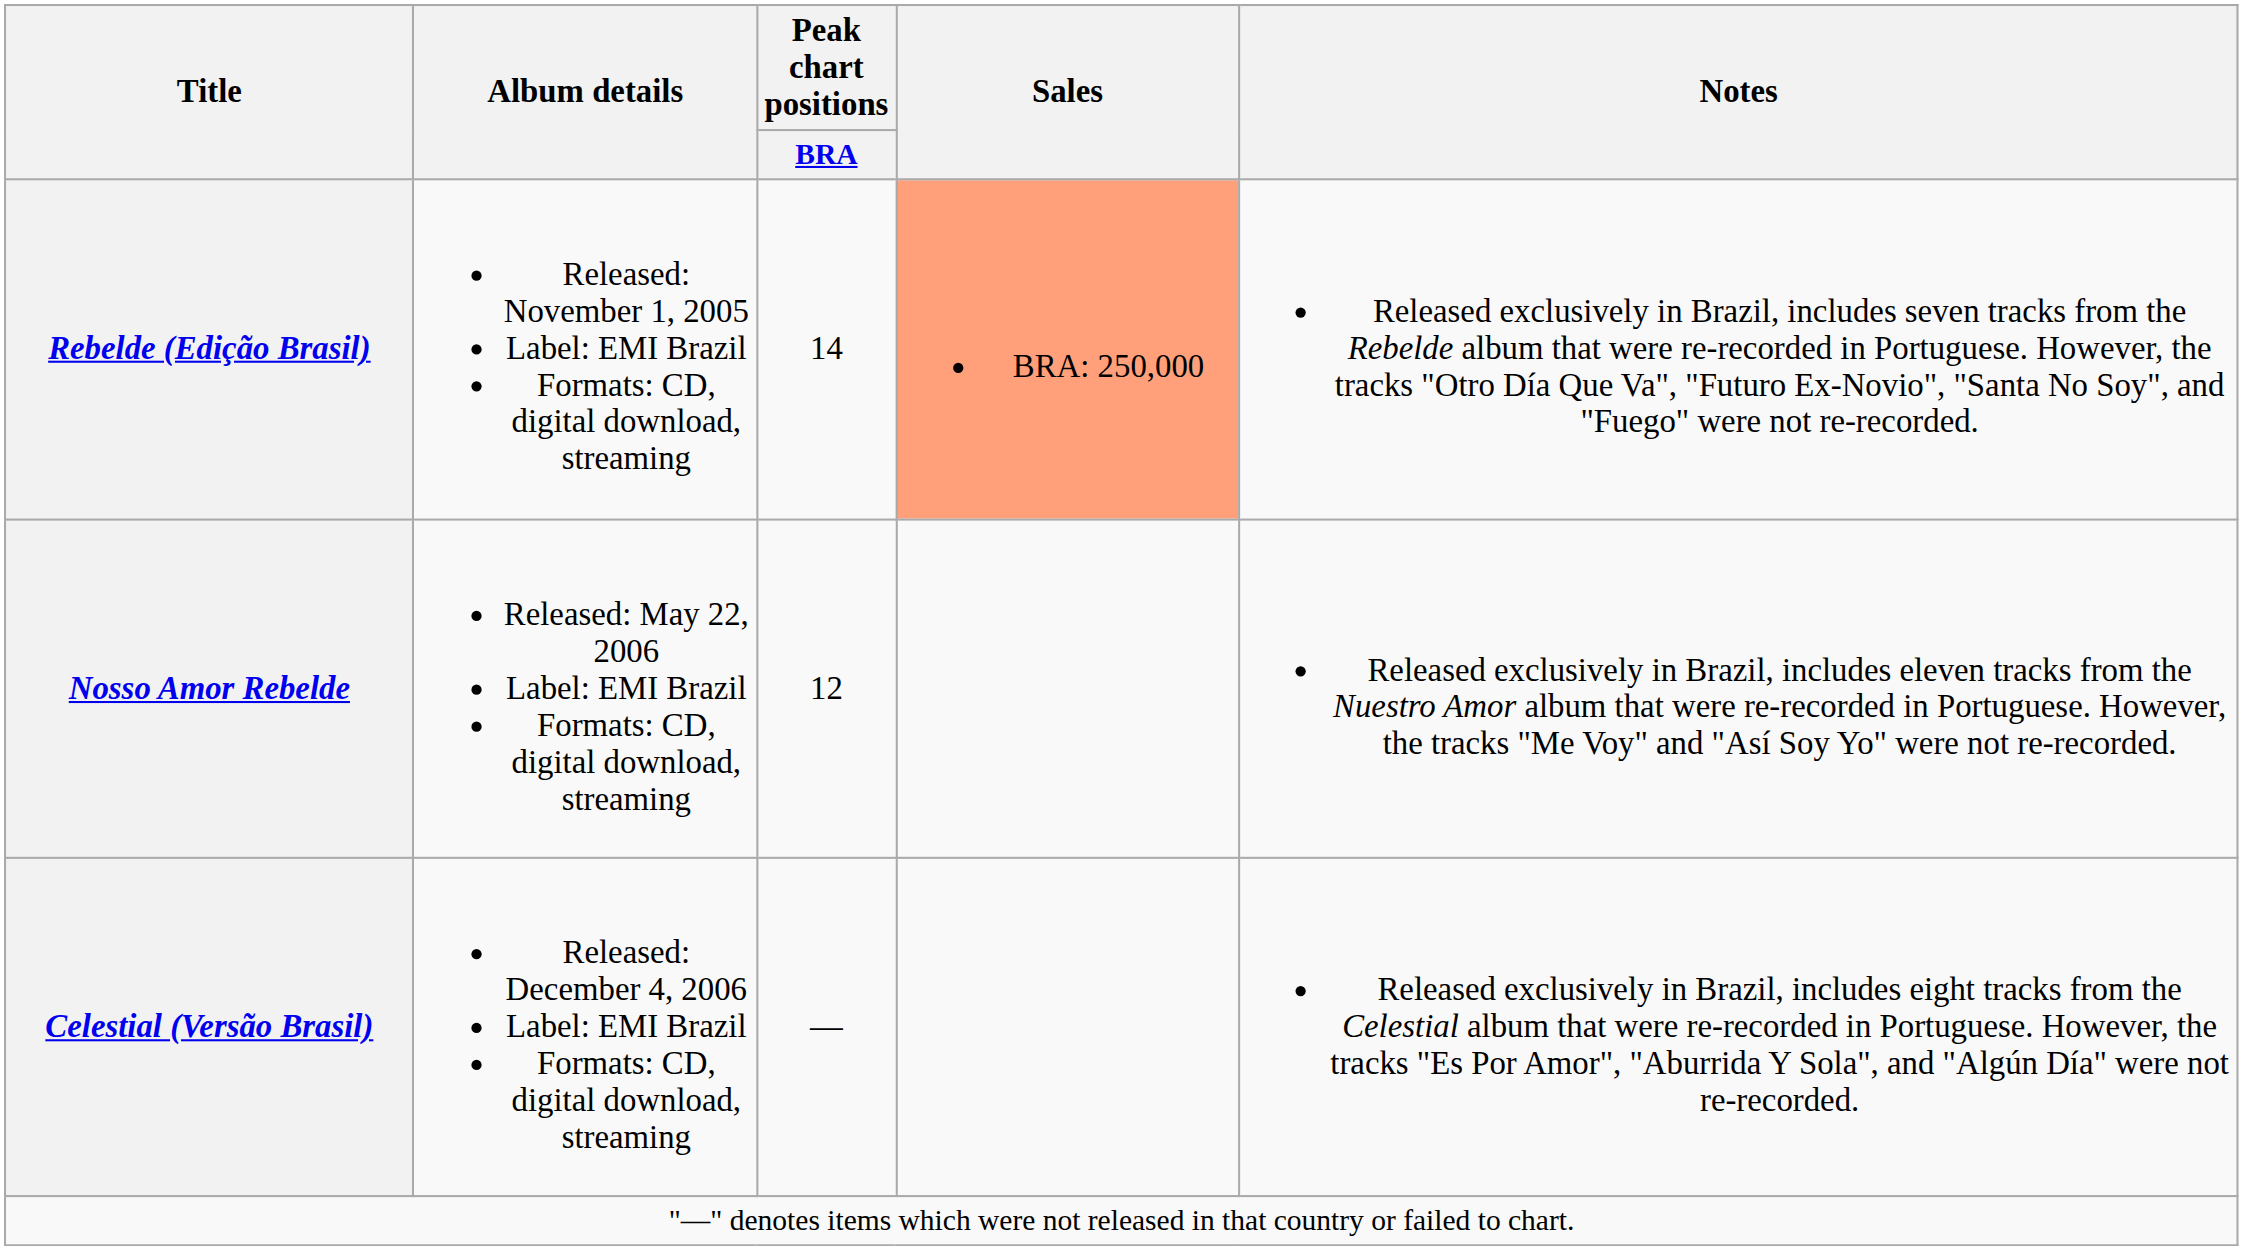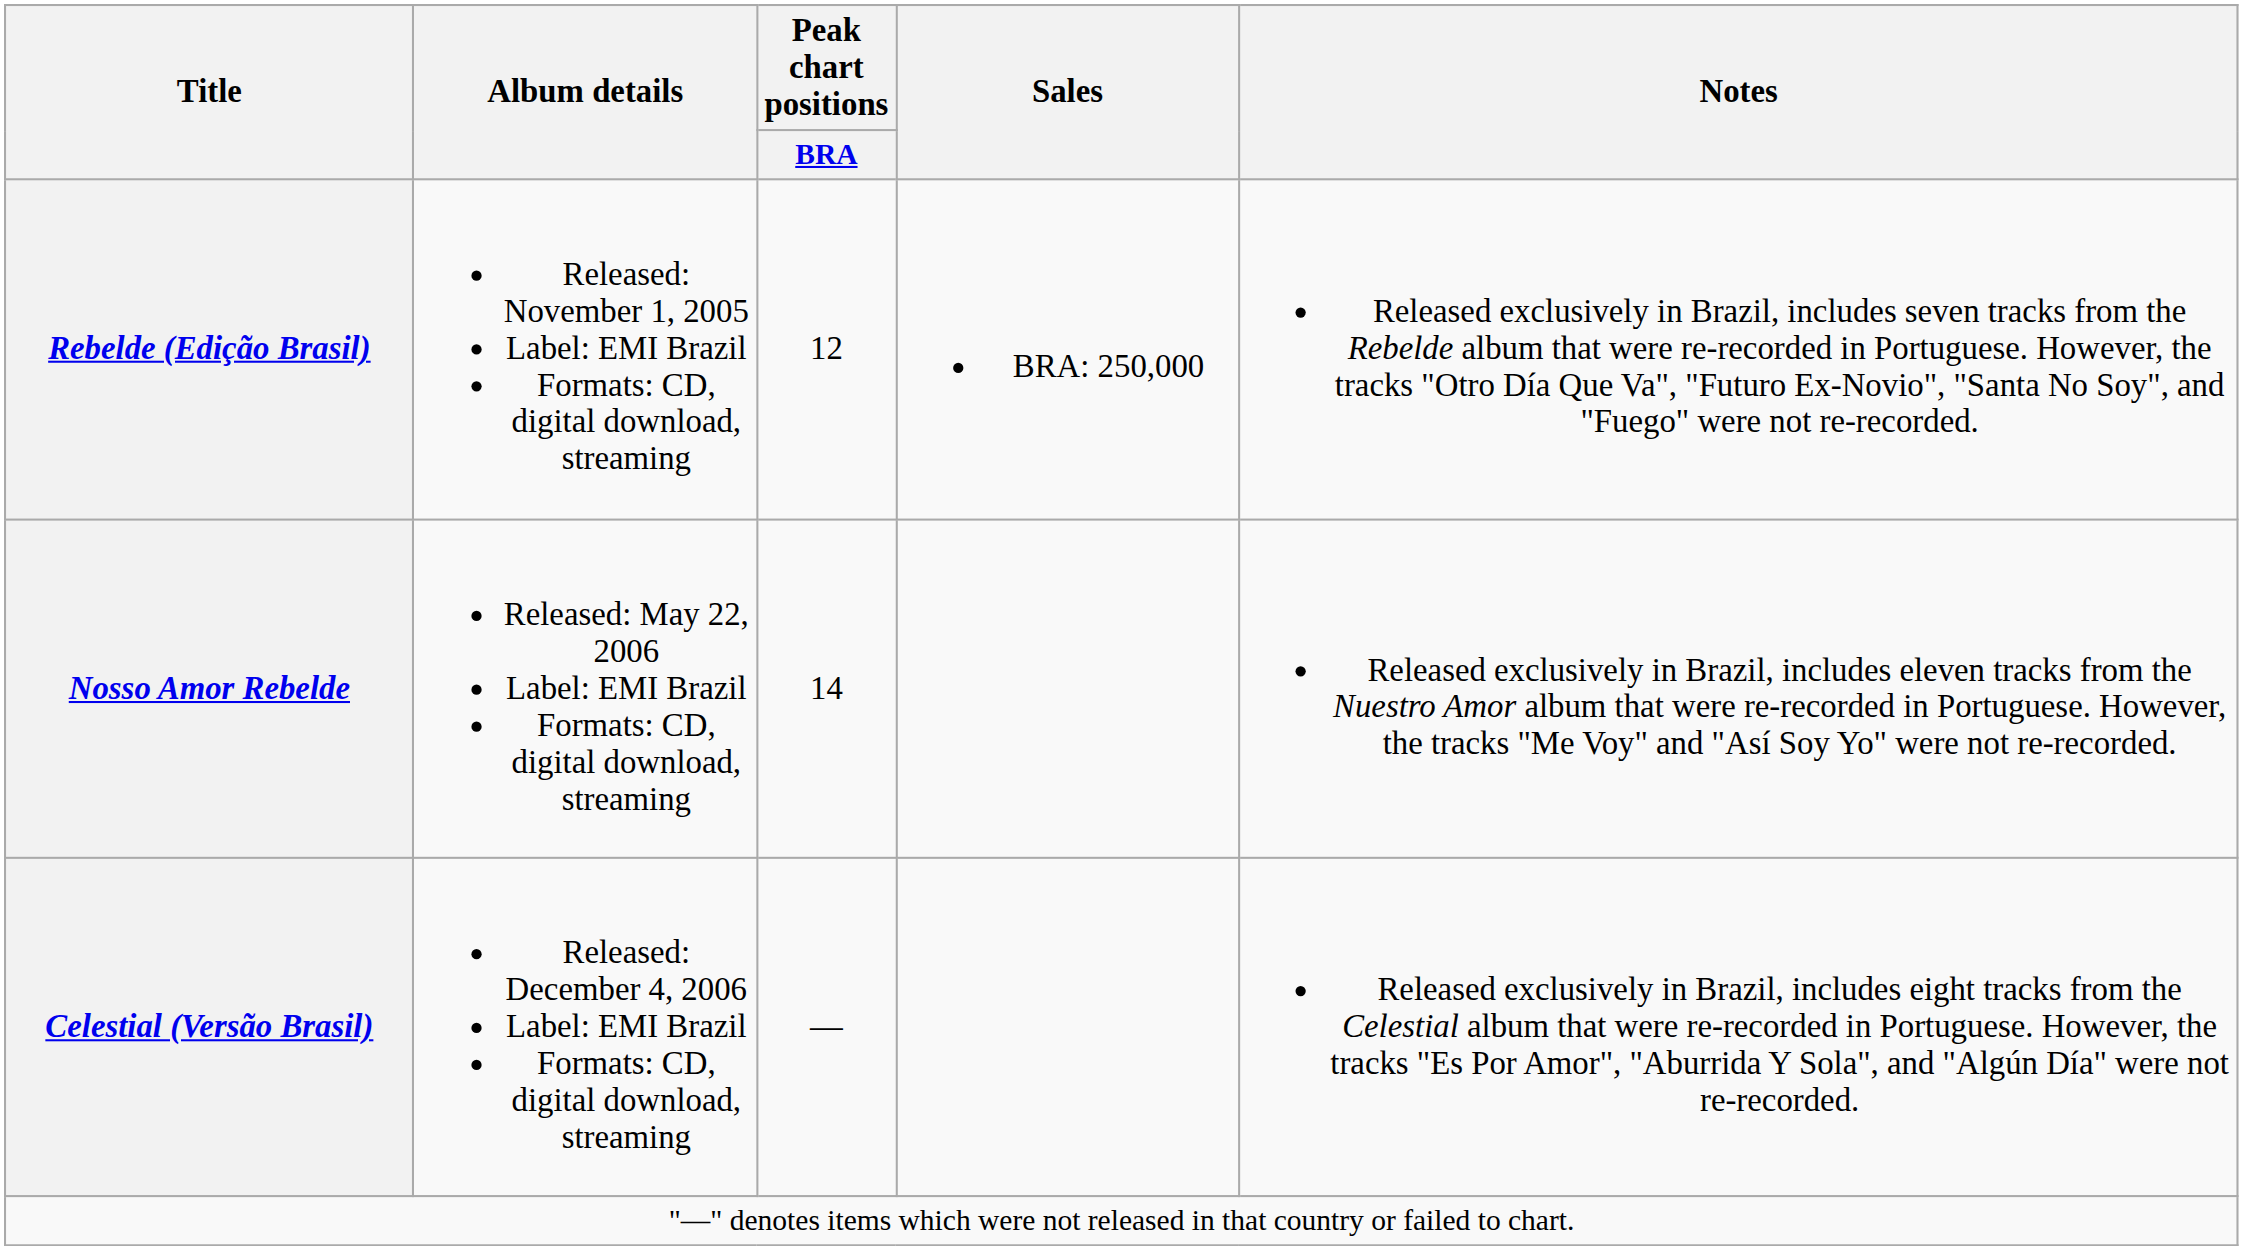(826, 348) 14 -> (826, 348) 12
(1068, 367) lightsalmon background -> (1068, 367) no background
(826, 687) 12 -> (826, 687) 14
